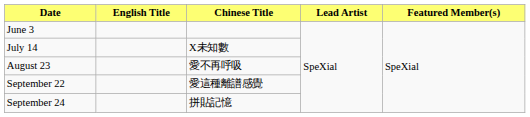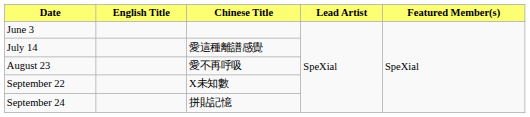(209, 47) X未知數 -> (226, 47) 愛這種離譜感覺
(226, 84) 愛這種離譜感覺 -> (209, 84) X未知數
